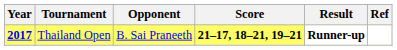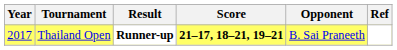columns swapped: (154, 14) <-> (336, 14)
(20, 35) bold -> (20, 35) normal
